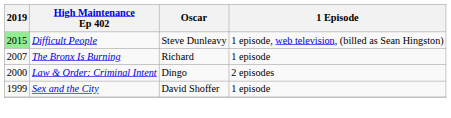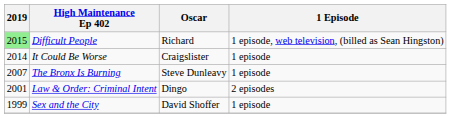(194, 40) Steve Dunleavy -> (178, 40) Richard
+ row: (69, 56)
(178, 56) Richard -> (194, 72) Steve Dunleavy
(17, 72) 2000 -> (17, 89) 2001
